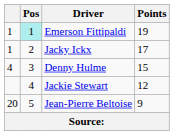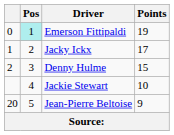(10, 31) 1 -> (10, 31) 0
(10, 67) 4 -> (10, 67) 2
(143, 85) 12 -> (143, 85) 10
